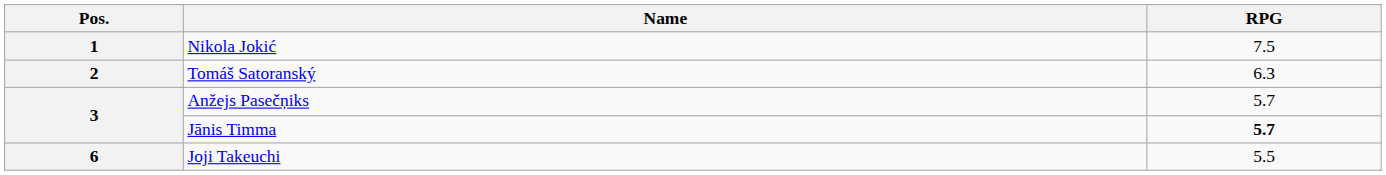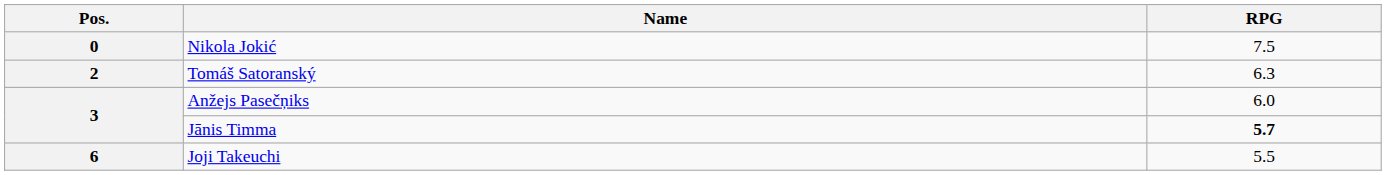(94, 45) 1 -> (94, 45) 0
(1264, 101) 5.7 -> (1264, 101) 6.0
